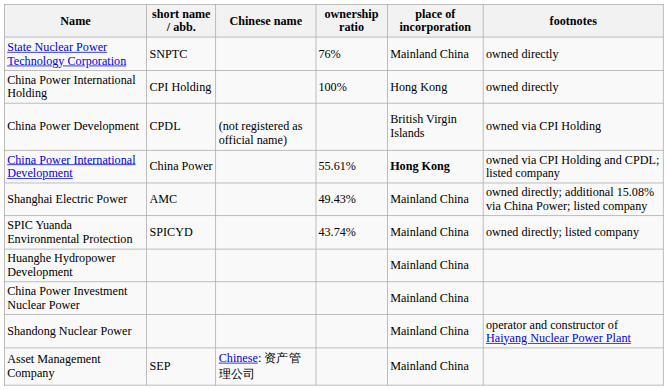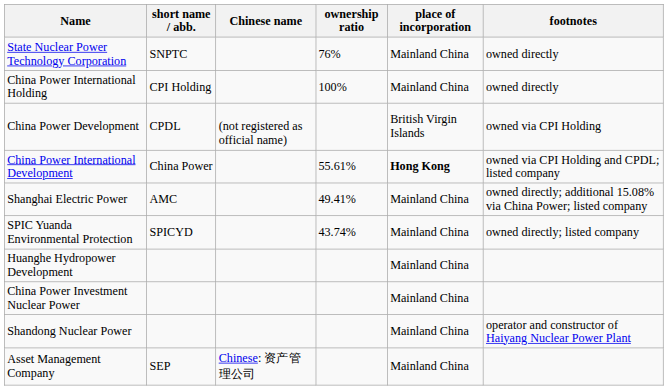(419, 86) Hong Kong -> (429, 86) Mainland China
(337, 199) 49.43% -> (337, 199) 49.41%
